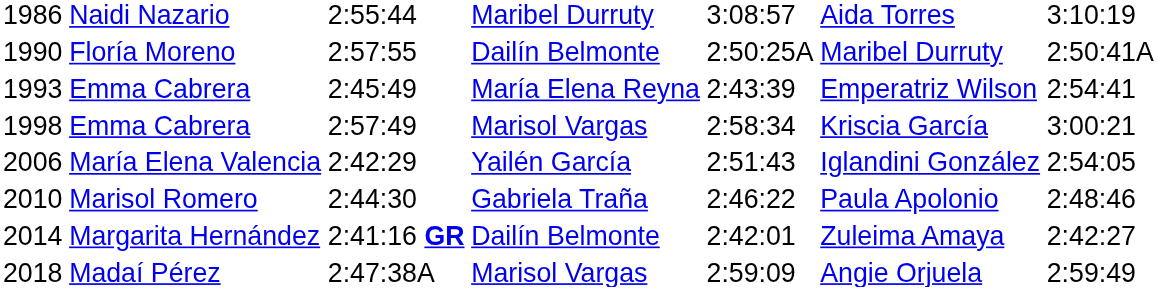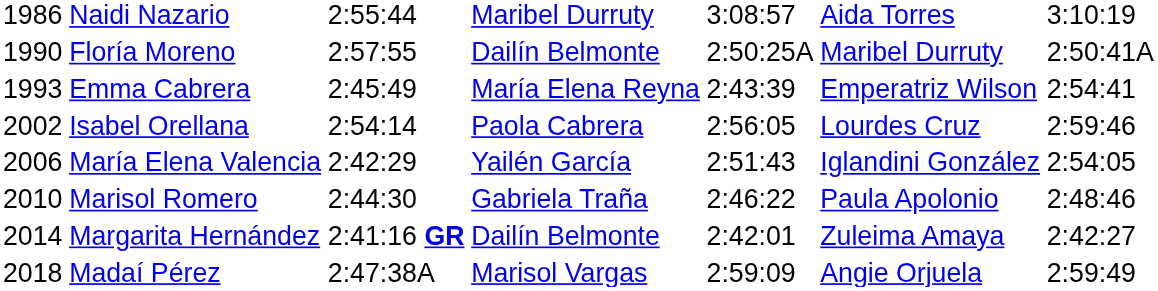- row: (33, 125)
+ row: (33, 125)
